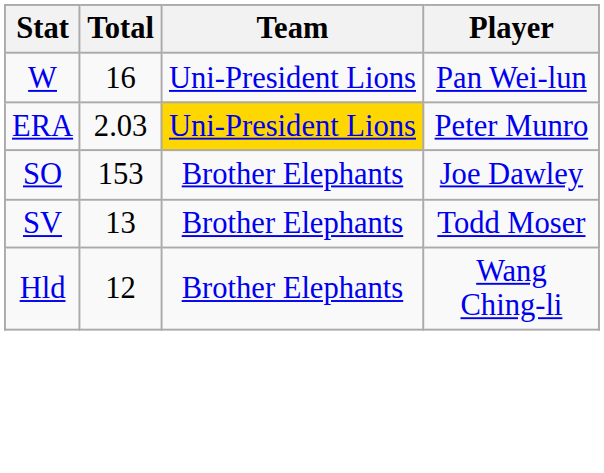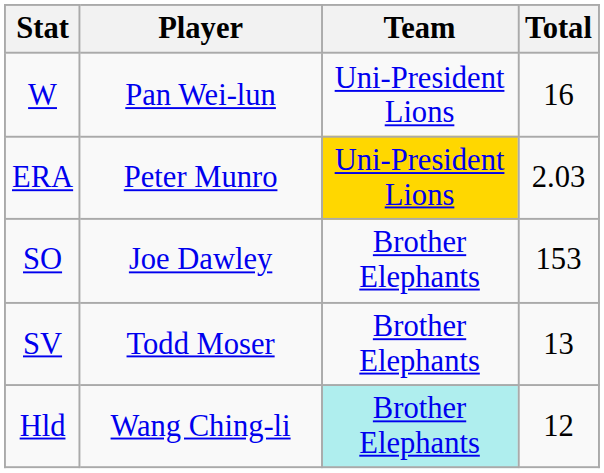columns swapped: (511, 28) <-> (121, 28)
(292, 288) no background -> (420, 425) paleturquoise background
